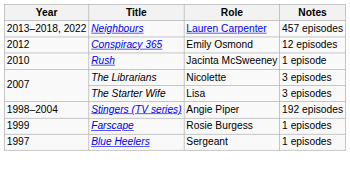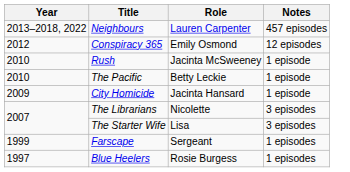+ row: (116, 77)
+ row: (123, 93)
- row: (136, 110)
(220, 126) Rosie Burgess -> (191, 142) Sergeant
(207, 142) Sergeant -> (204, 158) Rosie Burgess
